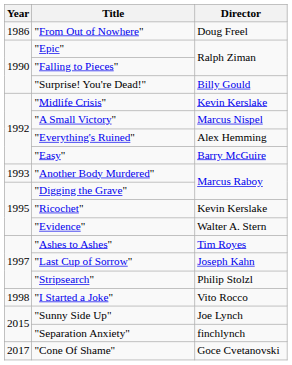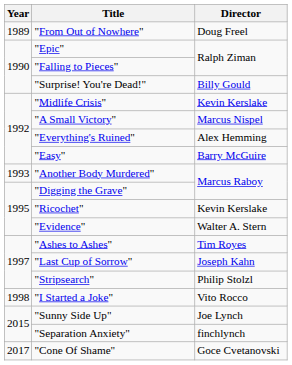(18, 31) 1986 -> (18, 31) 1989
